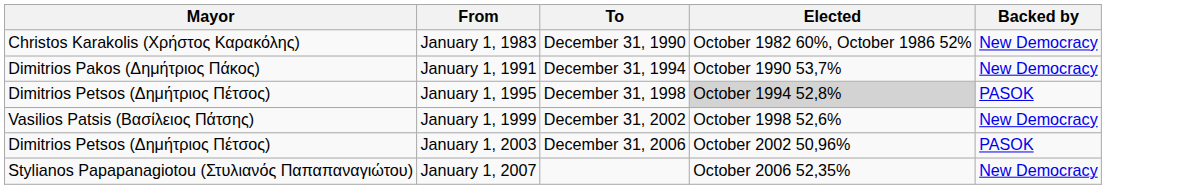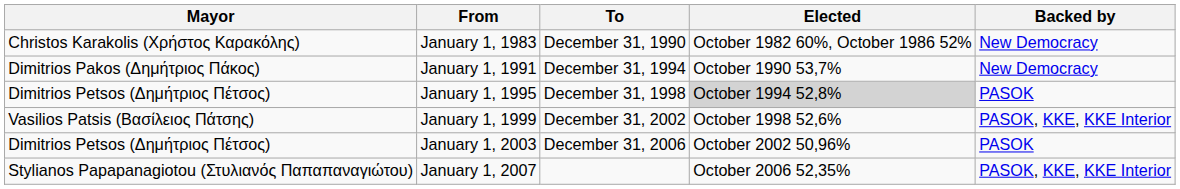(1038, 119) New Democracy -> (1075, 119) PASOK, KKE, KKE Interior
(1038, 171) New Democracy -> (1075, 171) PASOK, KKE, KKE Interior
